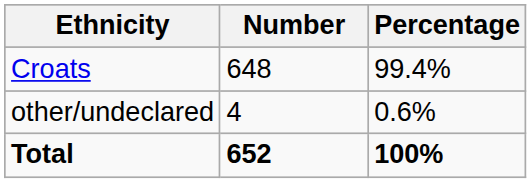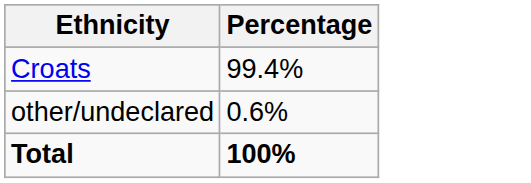- column: (294, 25)
